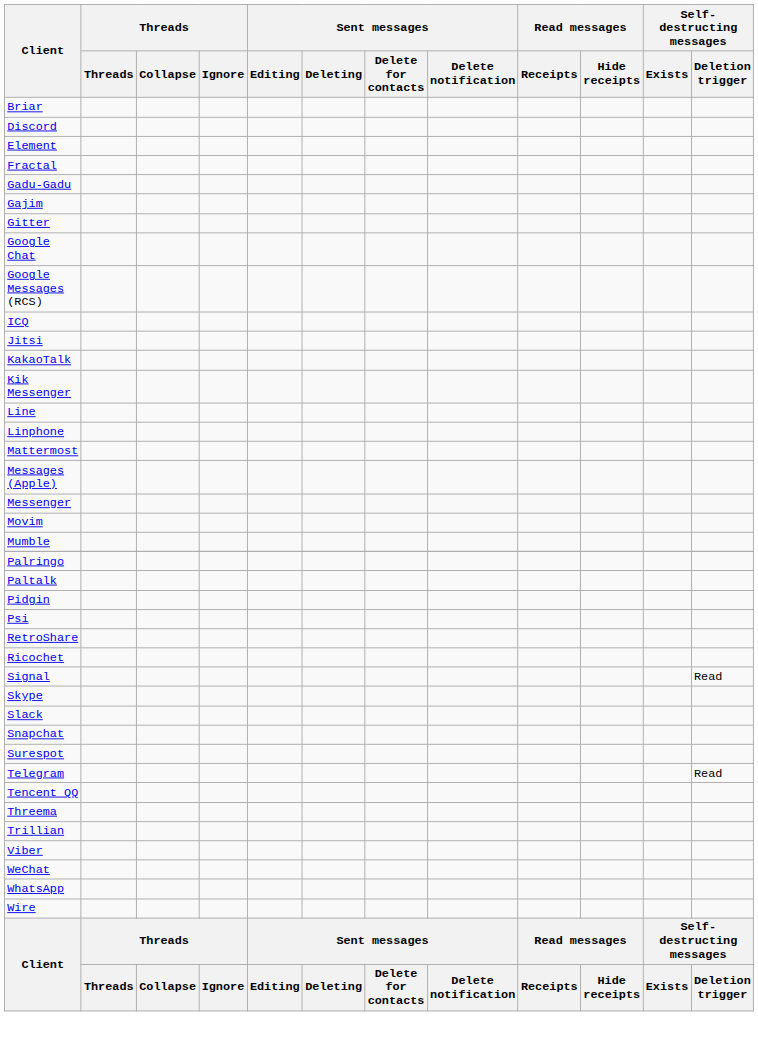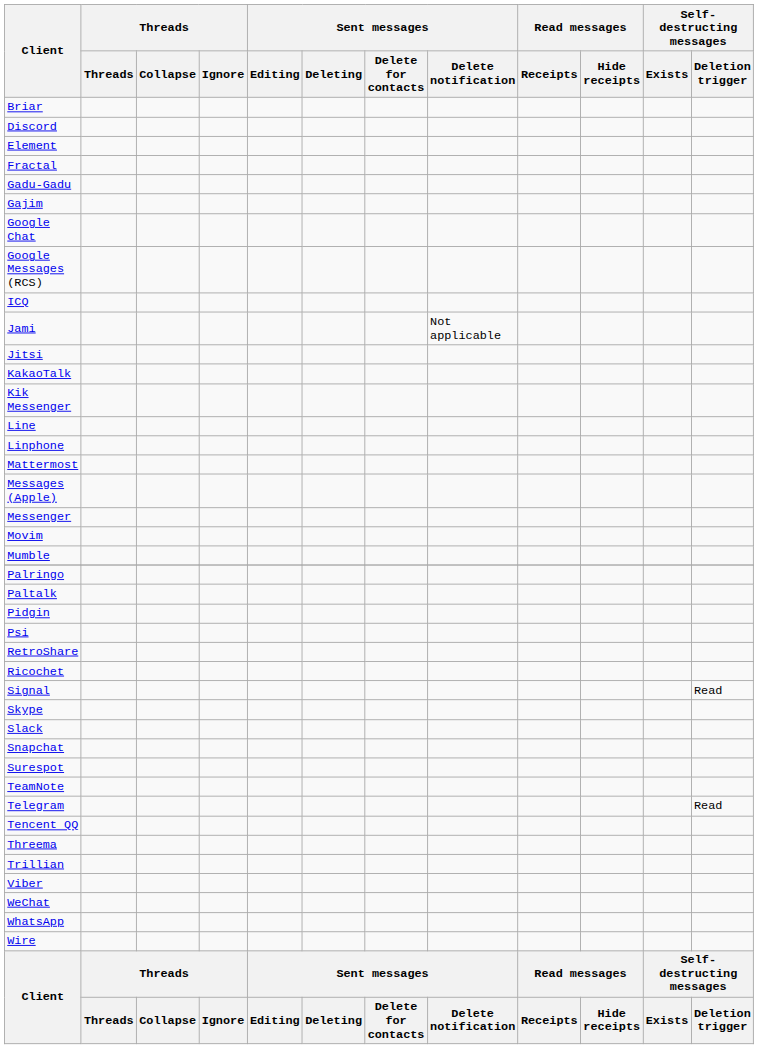- row: (29, 223)
+ row: (21, 329)
+ row: (36, 787)
